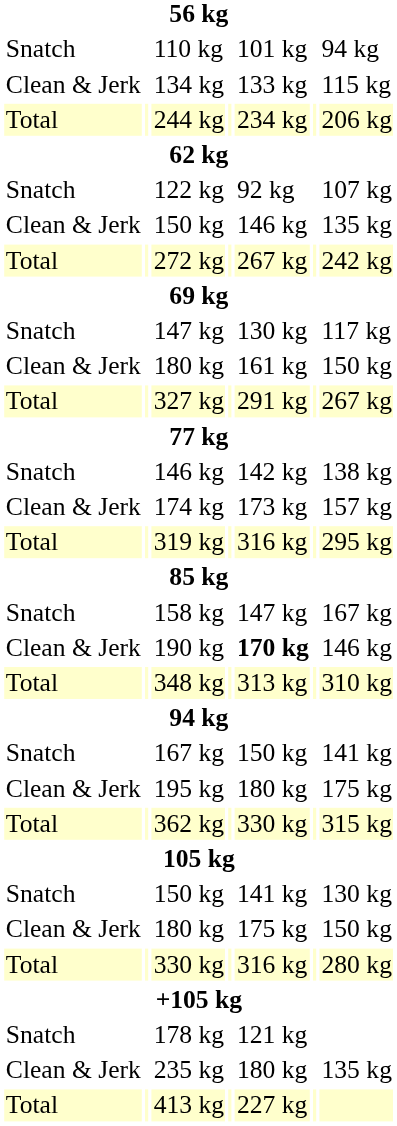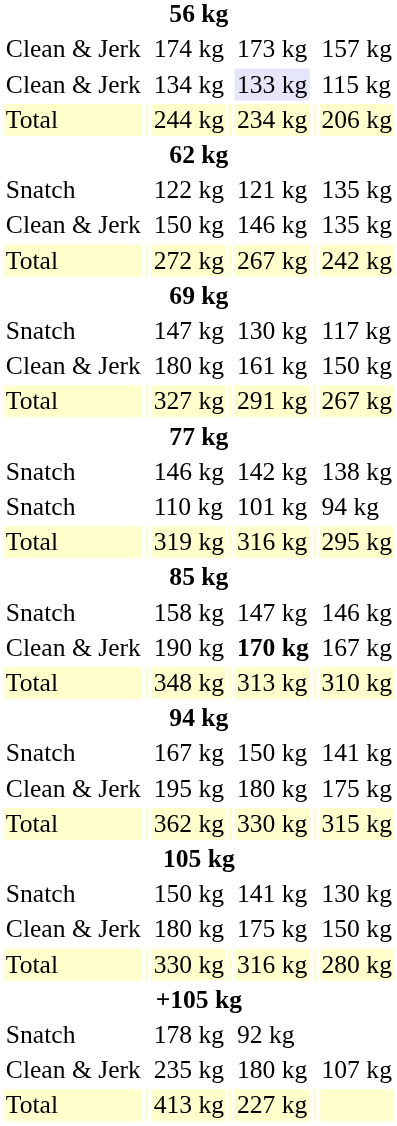rows swapped: (41, 49) <-> (73, 506)
(272, 84) no background -> (272, 84) lavender background
(266, 189) 92 kg -> (272, 189) 121 kg
(357, 189) 107 kg -> (357, 189) 135 kg
(357, 612) 167 kg -> (357, 612) 146 kg
(357, 647) 146 kg -> (357, 647) 167 kg
(272, 1034) 121 kg -> (266, 1034) 92 kg
(357, 1069) 135 kg -> (357, 1069) 107 kg
